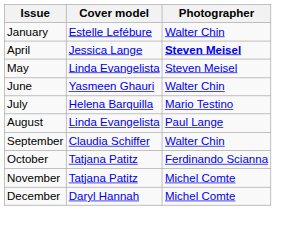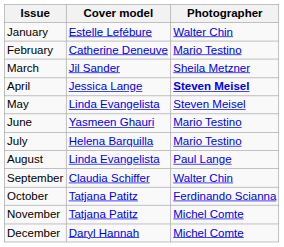+ row: (30, 50)
+ row: (23, 68)
(195, 86) Walter Chin -> (207, 123) Mario Testino
